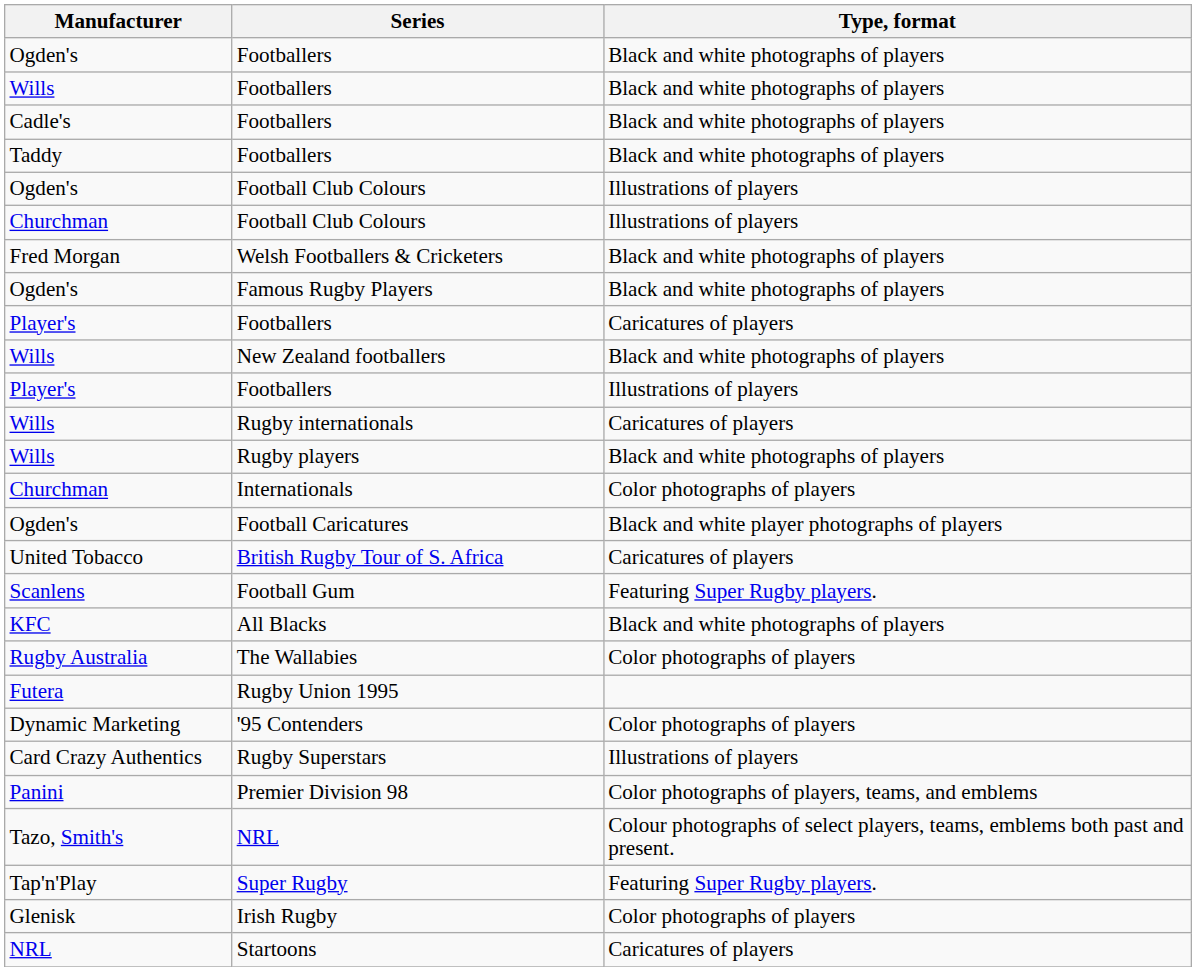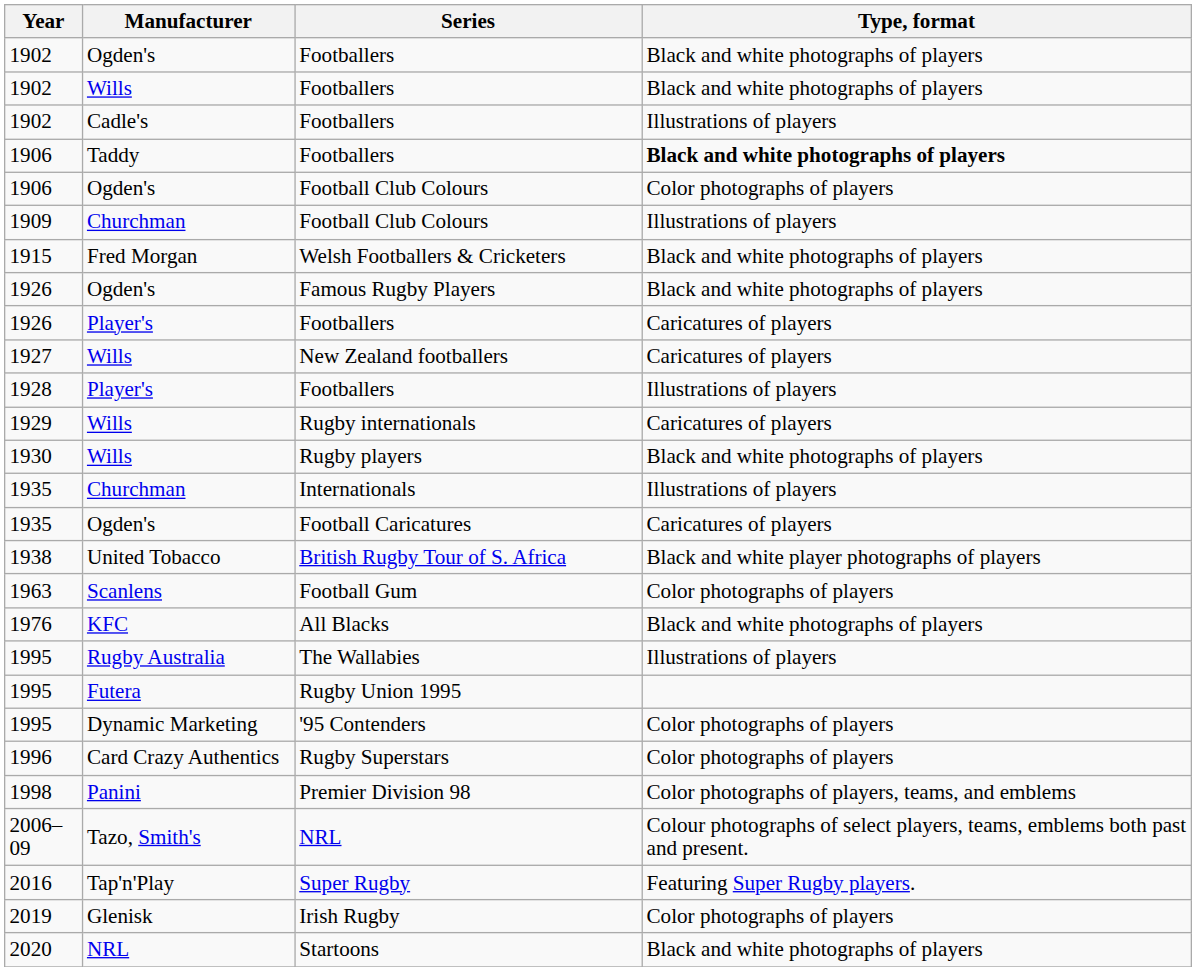+ column: (43, 21)
(776, 121) Black and white photographs of players -> (742, 121) Illustrations of players
(776, 155) normal -> (826, 155) bold
(703, 188) Illustrations of players -> (770, 188) Color photographs of players
(776, 356) Black and white photographs of players -> (739, 356) Caricatures of players
(732, 490) Color photographs of players -> (742, 490) Illustrations of players
(805, 523) Black and white player photographs of players -> (739, 523) Caricatures of players
(701, 557) Caricatures of players -> (844, 557) Black and white player photographs of players
(742, 590) Featuring Super Rugby players. -> (770, 590) Color photographs of players
(732, 657) Color photographs of players -> (742, 657) Illustrations of players
(703, 758) Illustrations of players -> (770, 758) Color photographs of players
(701, 949) Caricatures of players -> (815, 949) Black and white photographs of players
